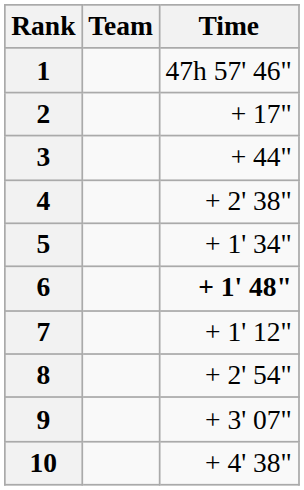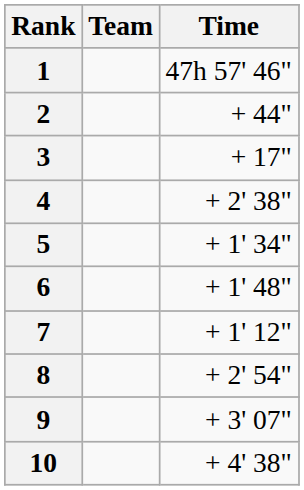(261, 113) + 17" -> (261, 113) + 44"
(261, 157) + 44" -> (261, 157) + 17"
(245, 288) bold -> (248, 288) normal
